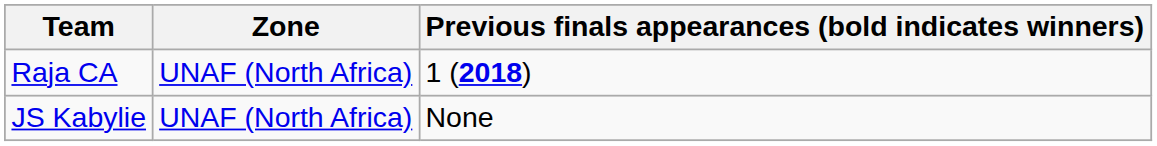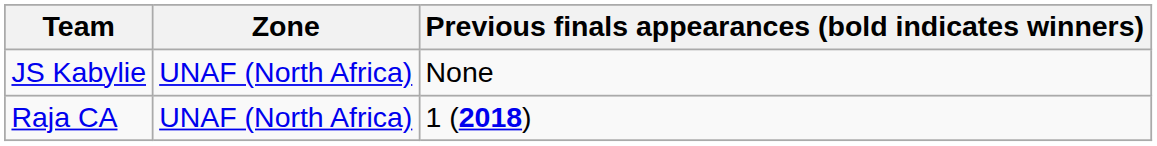rows swapped: (64, 72) <-> (79, 117)
